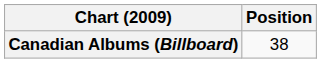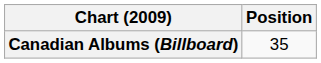(279, 44) 38 -> (279, 44) 35
